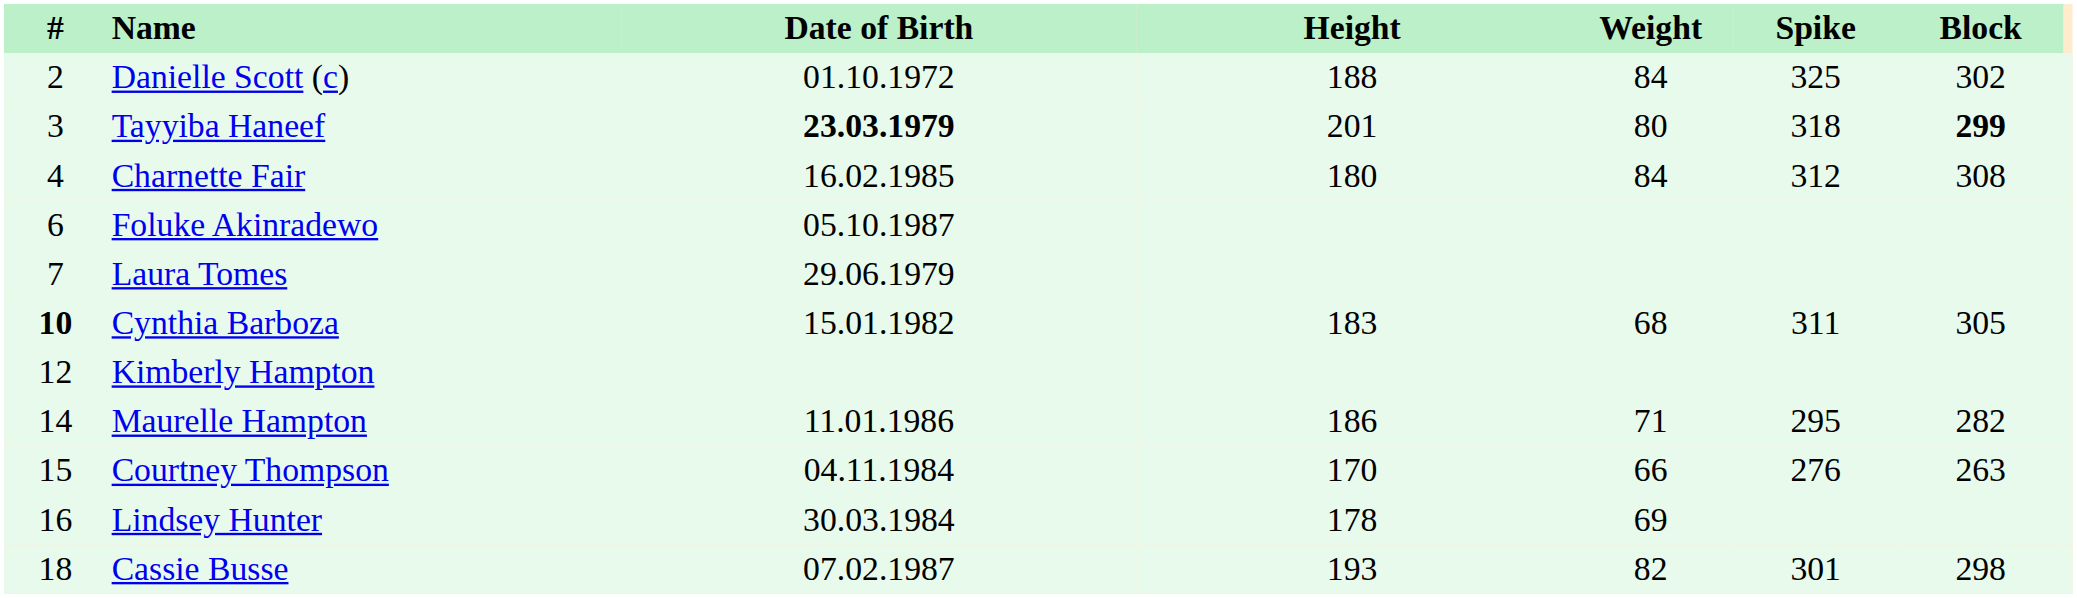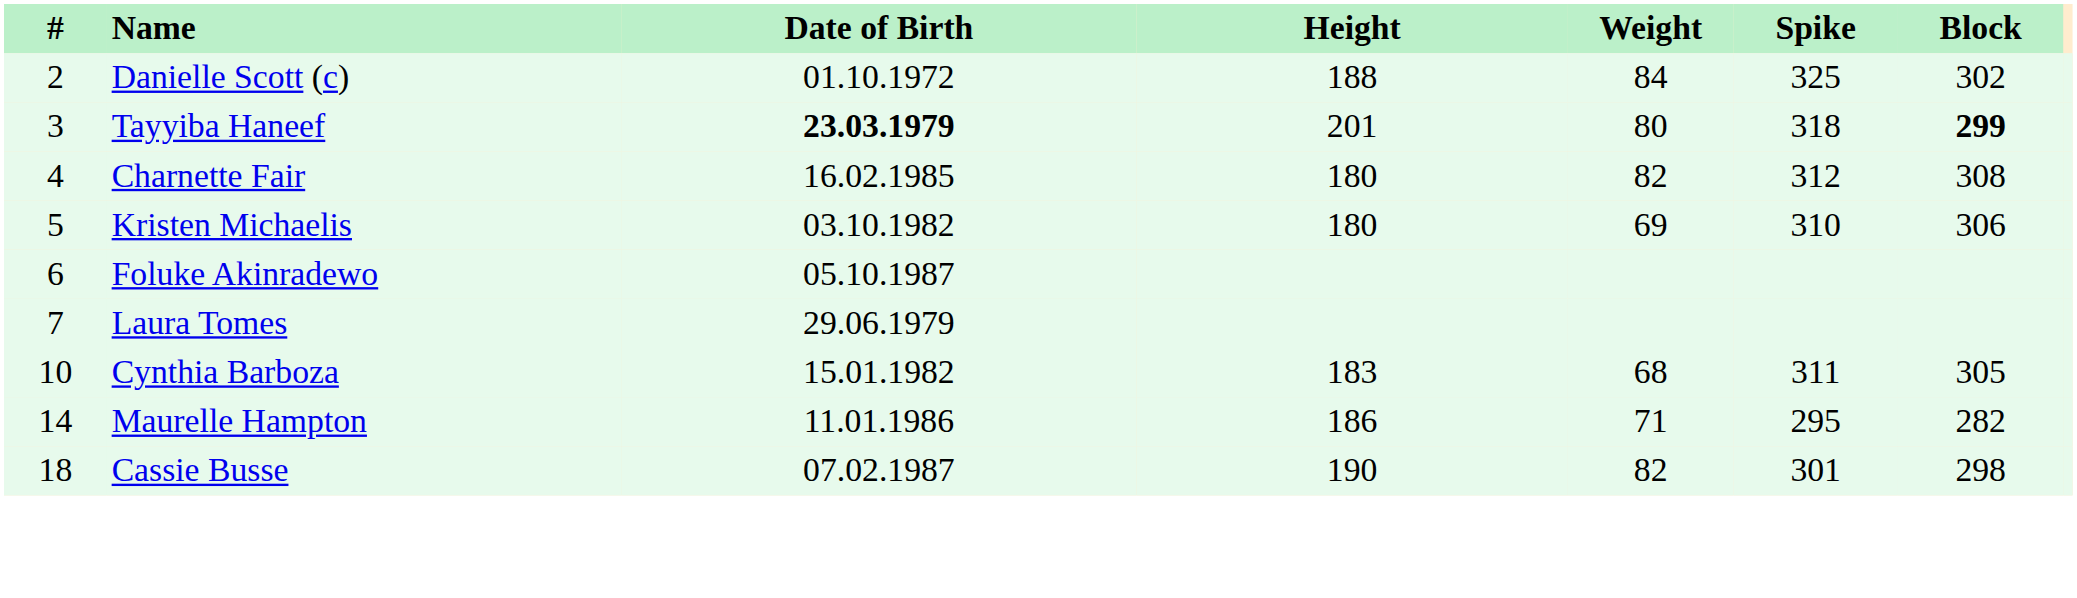(1651, 175) 84 -> (1651, 175) 82
+ row: (232, 224)
(55, 322) bold -> (55, 371) normal
- row: (243, 371)
- row: (250, 470)
- row: (217, 519)
(1352, 568) 193 -> (1352, 470) 190
